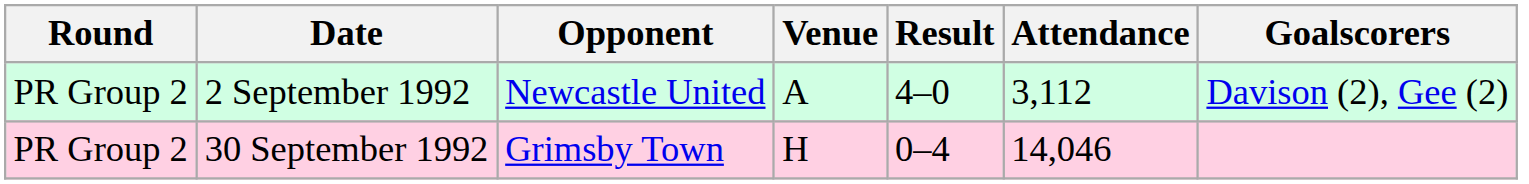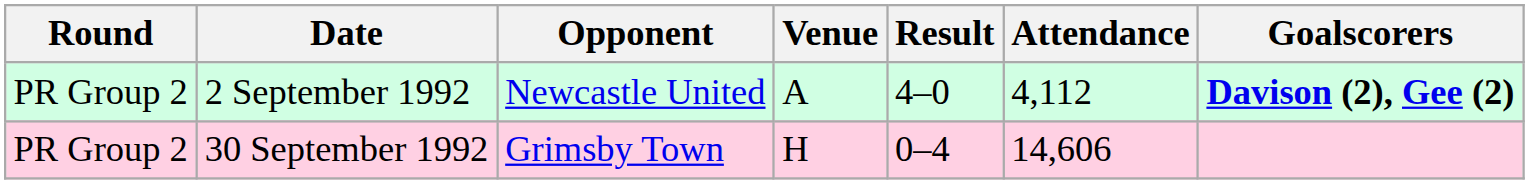(1052, 91) 3,112 -> (1052, 91) 4,112
(1357, 91) normal -> (1360, 91) bold
(1061, 149) 14,046 -> (1061, 149) 14,606
